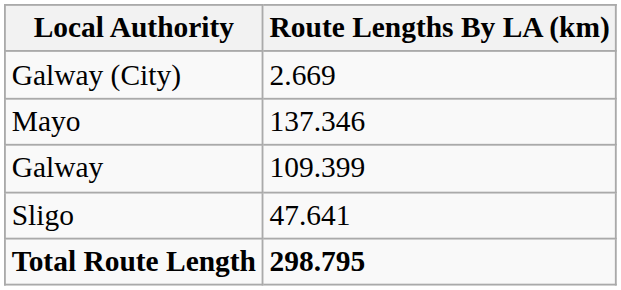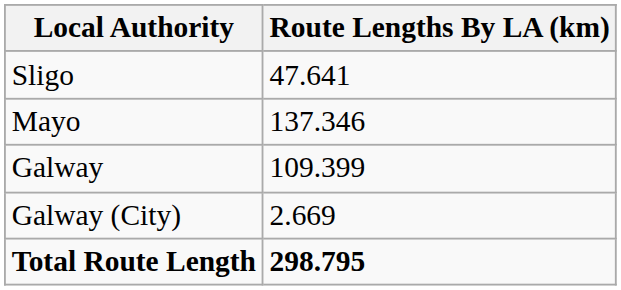rows swapped: (43, 214) <-> (96, 74)
